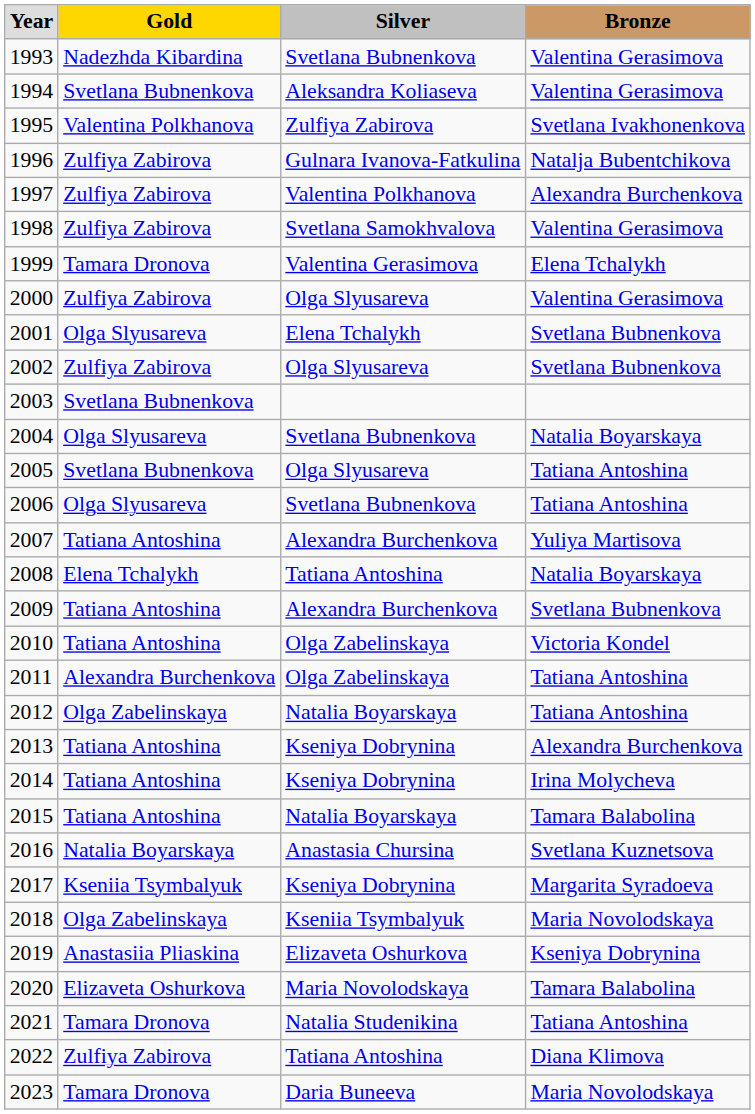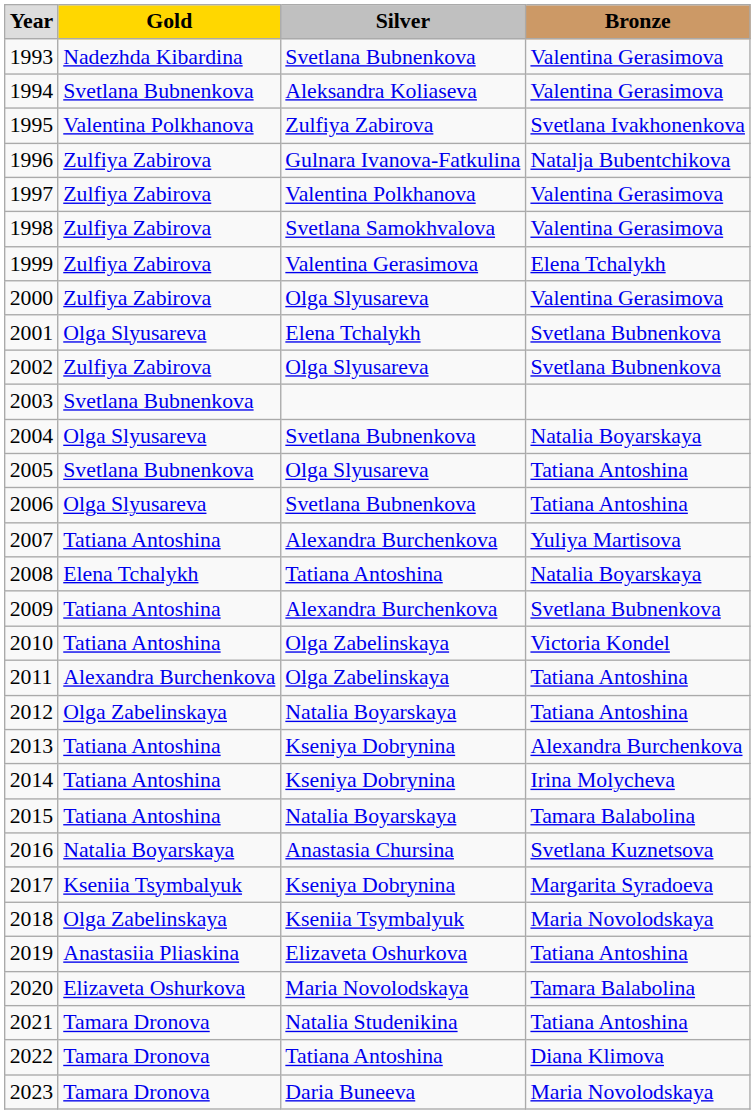(636, 194) Alexandra Burchenkova -> (627, 194) Valentina Gerasimova
(136, 263) Tamara Dronova -> (137, 263) Zulfiya Zabirova
(615, 953) Kseniya Dobrynina -> (609, 953) Tatiana Antoshina
(137, 1057) Zulfiya Zabirova -> (136, 1057) Tamara Dronova
